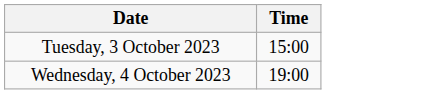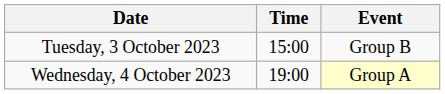+ column: (380, 18)
